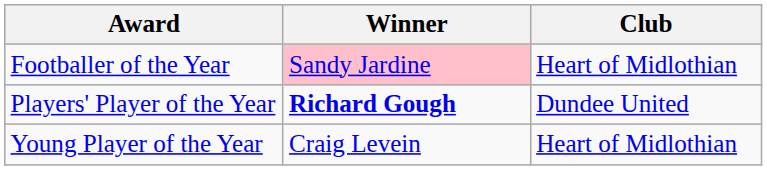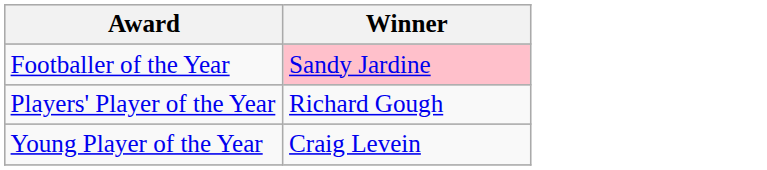- column: (646, 24)
(372, 104) bold -> (366, 104) normal
